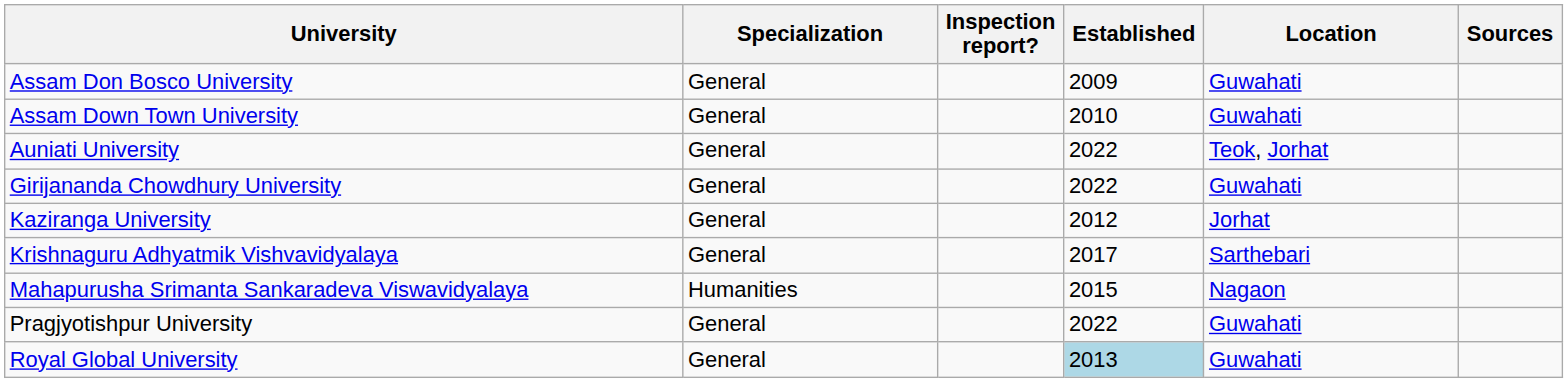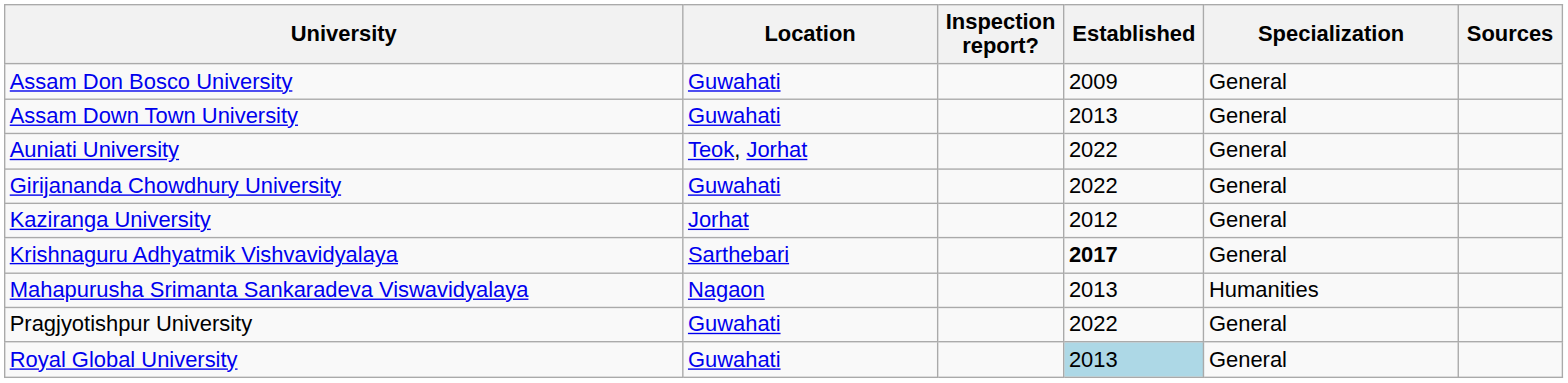columns swapped: (1331, 34) <-> (810, 34)
(1093, 116) 2010 -> (1093, 116) 2013
(1093, 255) normal -> (1093, 255) bold
(1093, 289) 2015 -> (1093, 289) 2013
